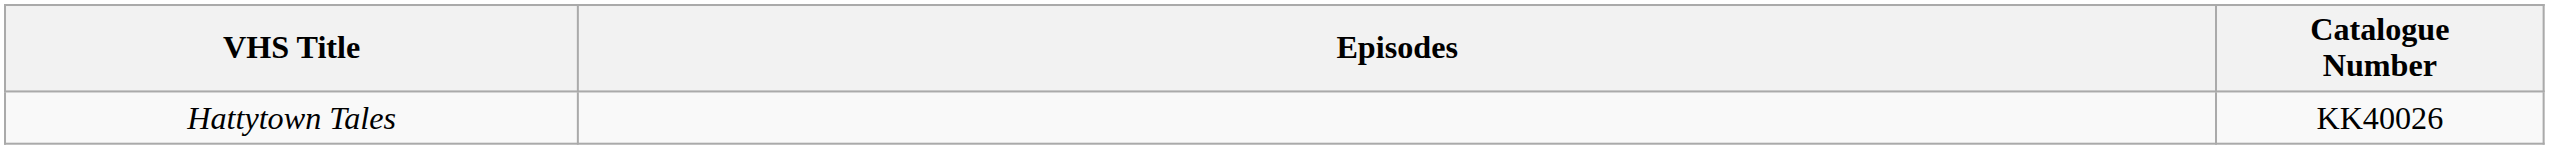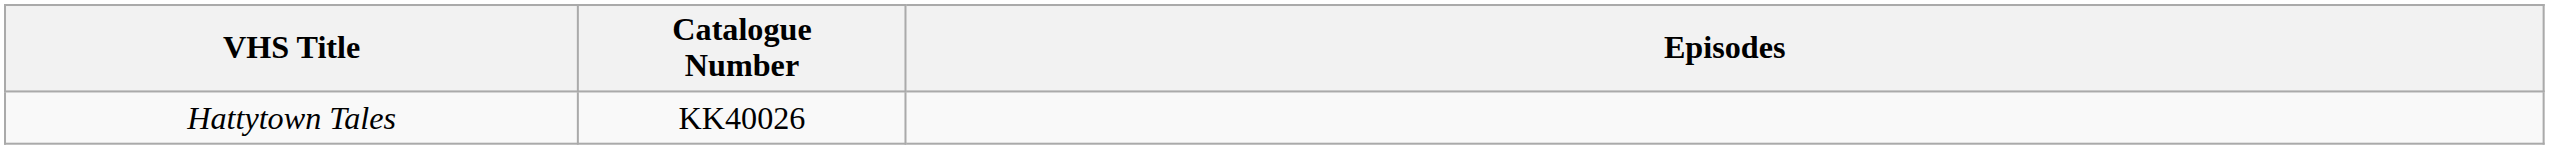columns swapped: (2380, 48) <-> (1397, 48)
